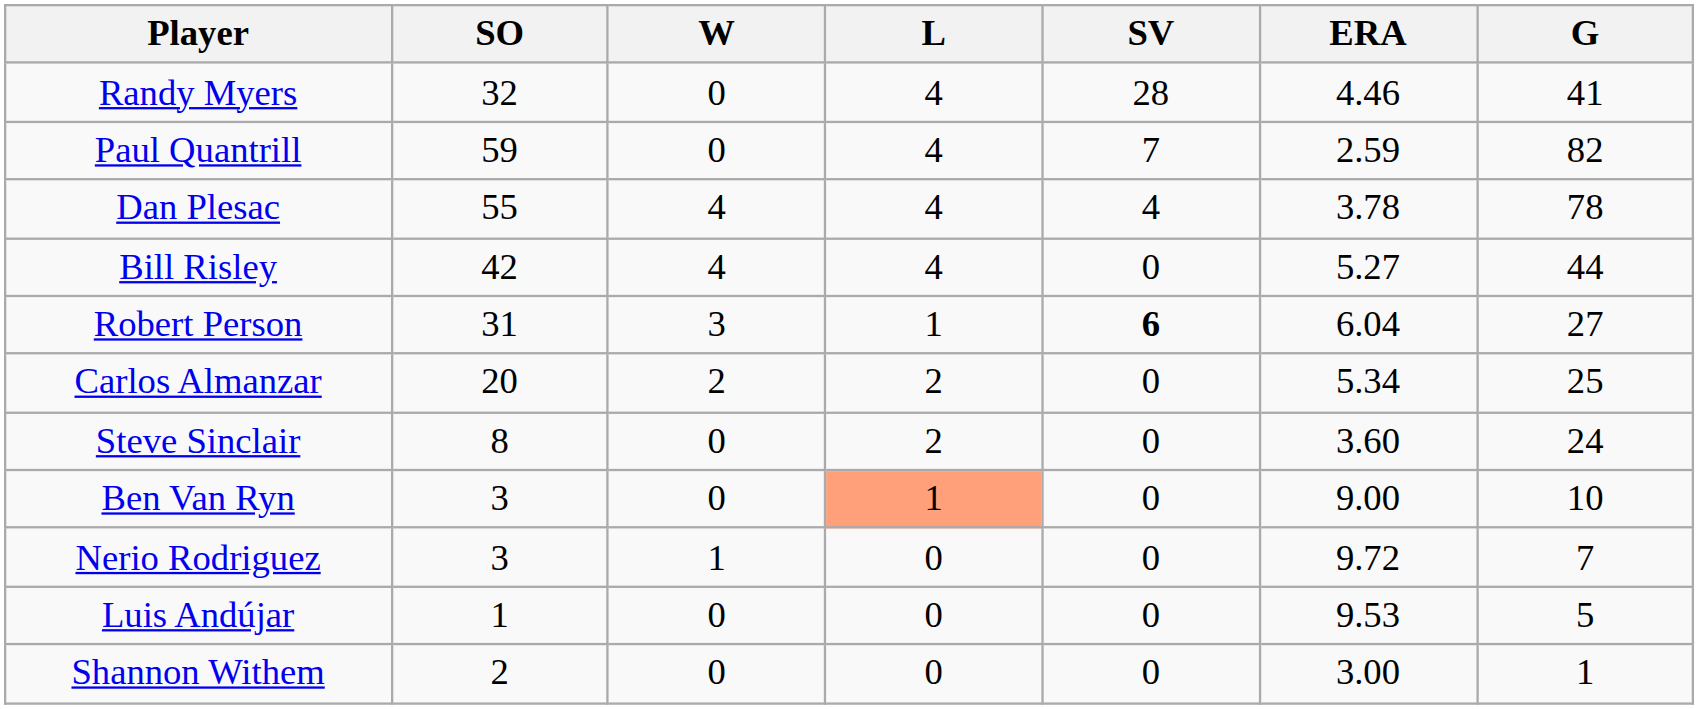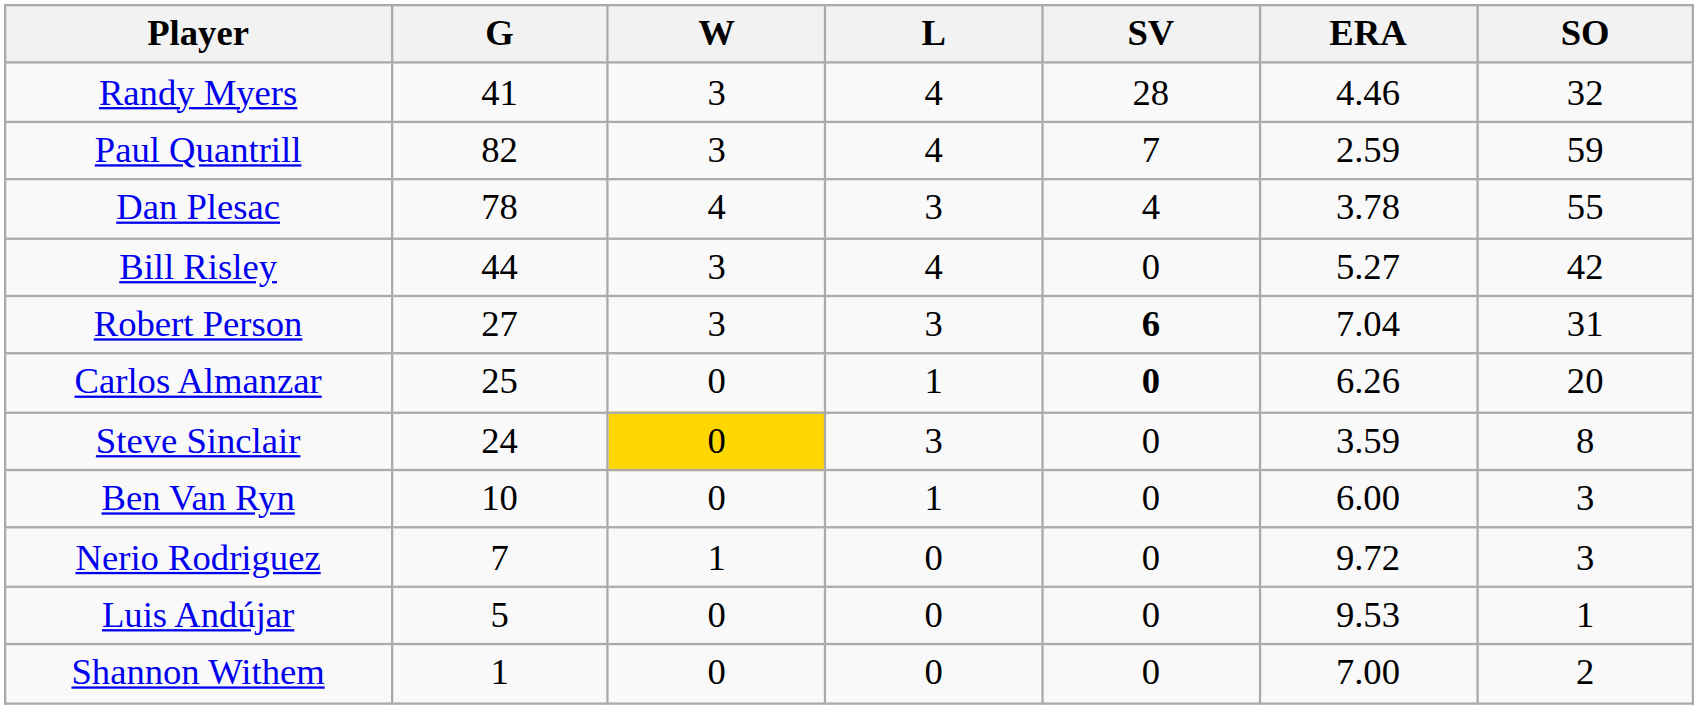columns swapped: (1585, 33) <-> (500, 33)
(717, 91) 0 -> (717, 91) 3
(717, 149) 0 -> (717, 149) 3
(934, 207) 4 -> (934, 207) 3
(717, 265) 4 -> (717, 265) 3
(934, 324) 1 -> (934, 324) 3
(1368, 324) 6.04 -> (1368, 324) 7.04
(717, 382) 2 -> (717, 382) 0
(934, 382) 2 -> (934, 382) 1
(1151, 382) normal -> (1151, 382) bold
(1368, 382) 5.34 -> (1368, 382) 6.26
(717, 440) no background -> (717, 440) gold background
(934, 440) 2 -> (934, 440) 3
(1368, 440) 3.60 -> (1368, 440) 3.59
(934, 498) lightsalmon background -> (934, 498) no background
(1368, 498) 9.00 -> (1368, 498) 6.00
(1368, 672) 3.00 -> (1368, 672) 7.00
